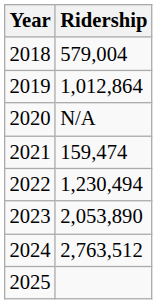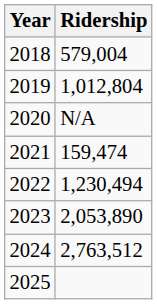(101, 86) 1,012,864 -> (101, 86) 1,012,804
